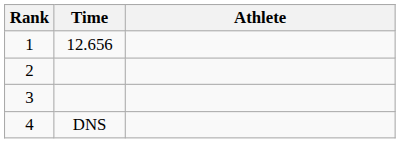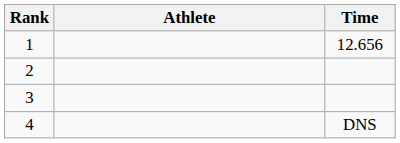columns swapped: (260, 17) <-> (90, 17)
